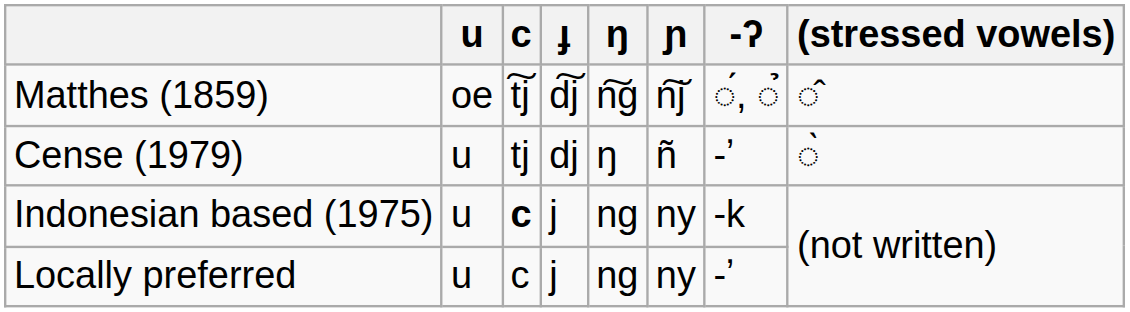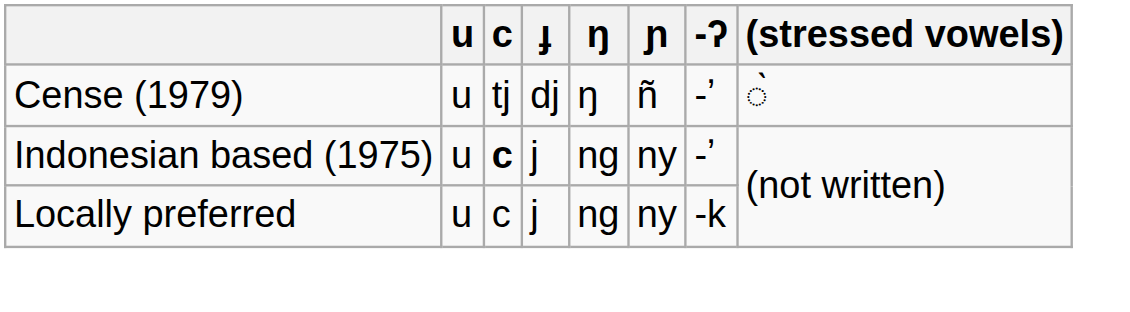- row: (141, 94)
(729, 214) -k -> (705, 154) -ʼ
(724, 275) -ʼ -> (710, 214) -k
